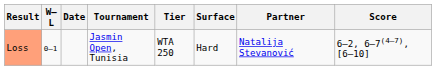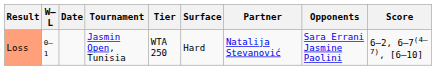+ column: (335, 17)
